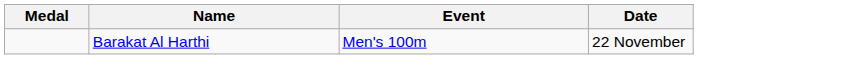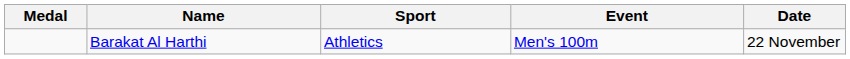+ column: (415, 16)
